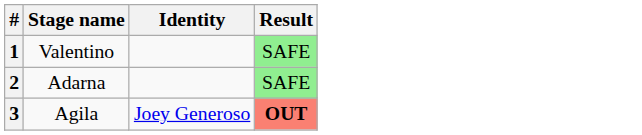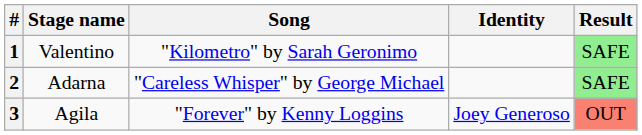+ column: (289, 20)
(286, 113) bold -> (606, 113) normal
